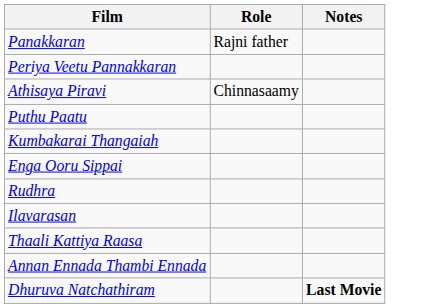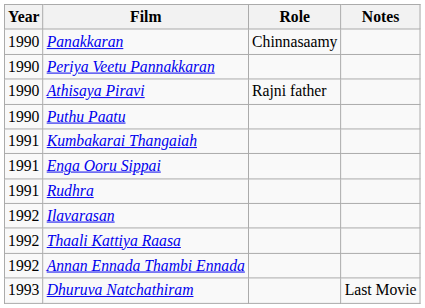+ column: (24, 16)
(251, 41) Rajni father -> (295, 41) Chinnasaamy
(256, 91) Chinnasaamy -> (289, 91) Rajni father
(344, 290) bold -> (381, 290) normal
